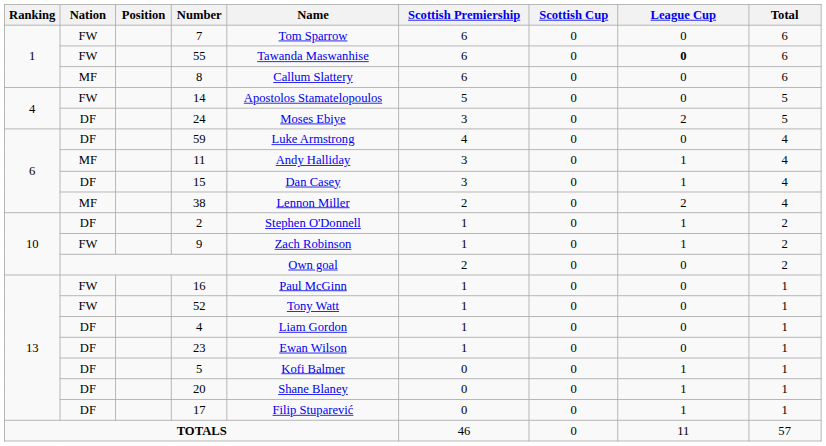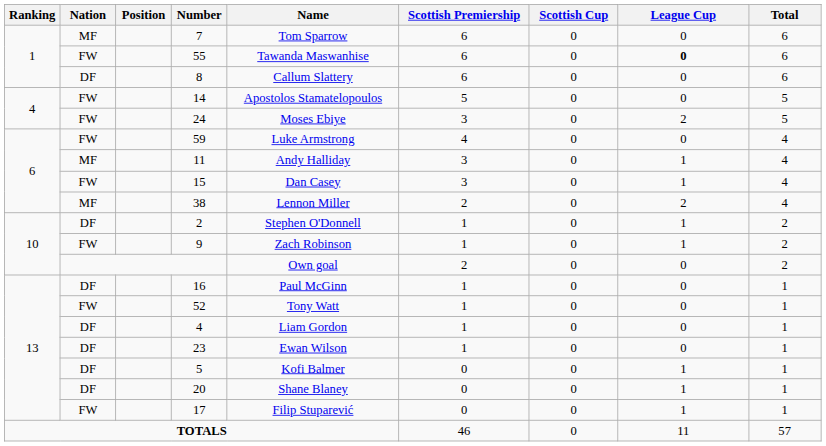(88, 35) FW -> (88, 35) MF
(88, 77) MF -> (88, 77) DF
(88, 119) DF -> (88, 119) FW
(88, 139) DF -> (88, 139) FW
(88, 181) DF -> (88, 181) FW
(88, 285) FW -> (88, 285) DF
(88, 410) DF -> (88, 410) FW
